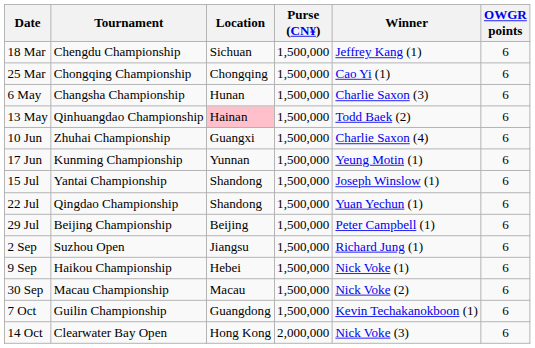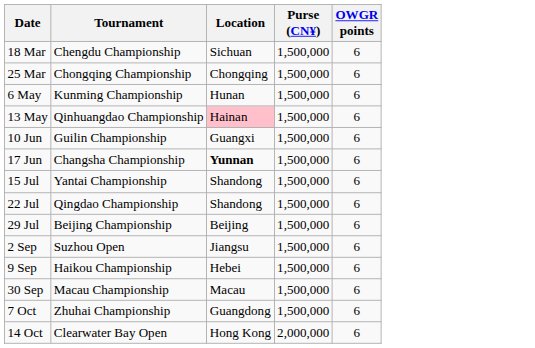- column: (407, 23)
(119, 95) Changsha Championship -> (118, 95) Kunming Championship
(112, 138) Zhuhai Championship -> (110, 138) Guilin Championship
(118, 160) Kunming Championship -> (119, 160) Changsha Championship
(230, 160) normal -> (232, 160) bold
(110, 311) Guilin Championship -> (112, 311) Zhuhai Championship
